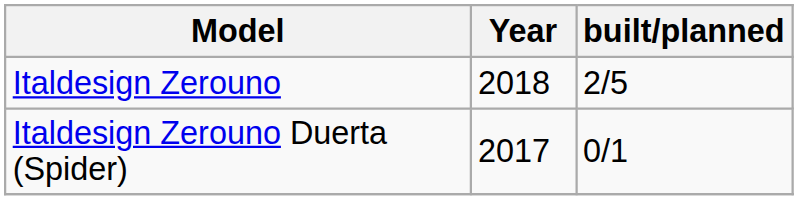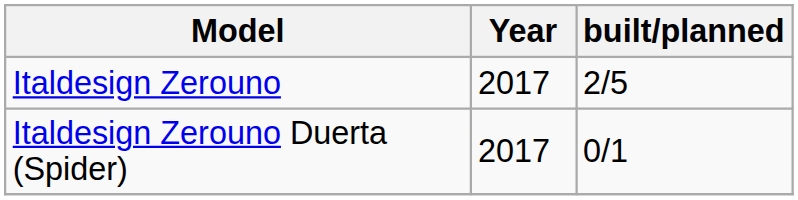(514, 82) 2018 -> (514, 82) 2017
